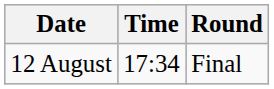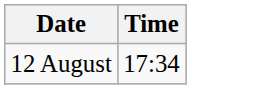- column: (227, 24)
